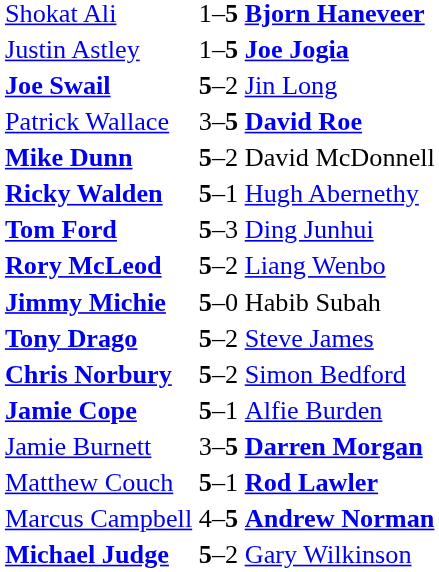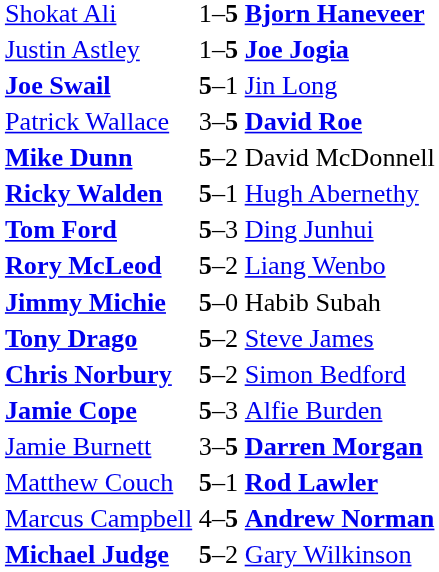(218, 85) 5–2 -> (218, 85) 5–1
(218, 410) 5–1 -> (218, 410) 5–3
